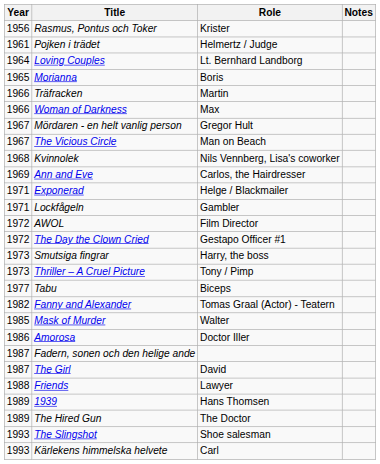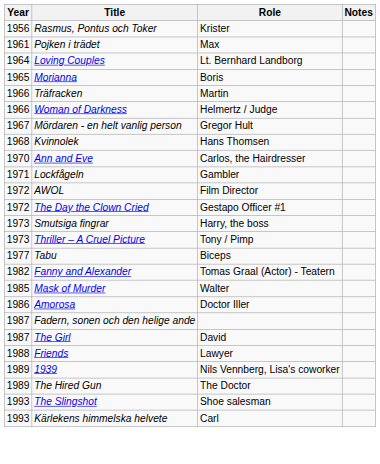(239, 45) Helmertz / Judge -> (210, 45) Max
(210, 110) Max -> (239, 110) Helmertz / Judge
- row: (75, 142)
(270, 158) Nils Vennberg, Lisa's coworker -> (235, 142) Hans Thomsen
(18, 175) 1969 -> (18, 158) 1970
- row: (59, 191)
(235, 402) Hans Thomsen -> (270, 369) Nils Vennberg, Lisa's coworker
